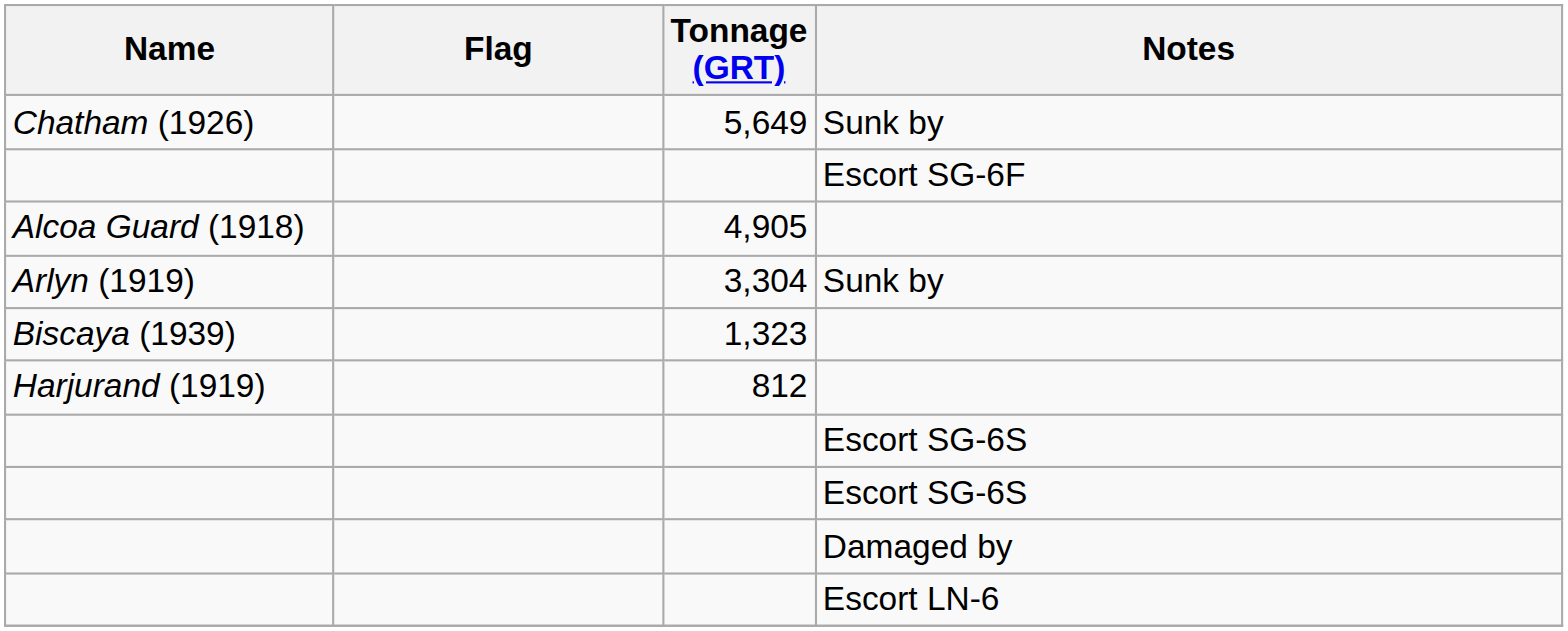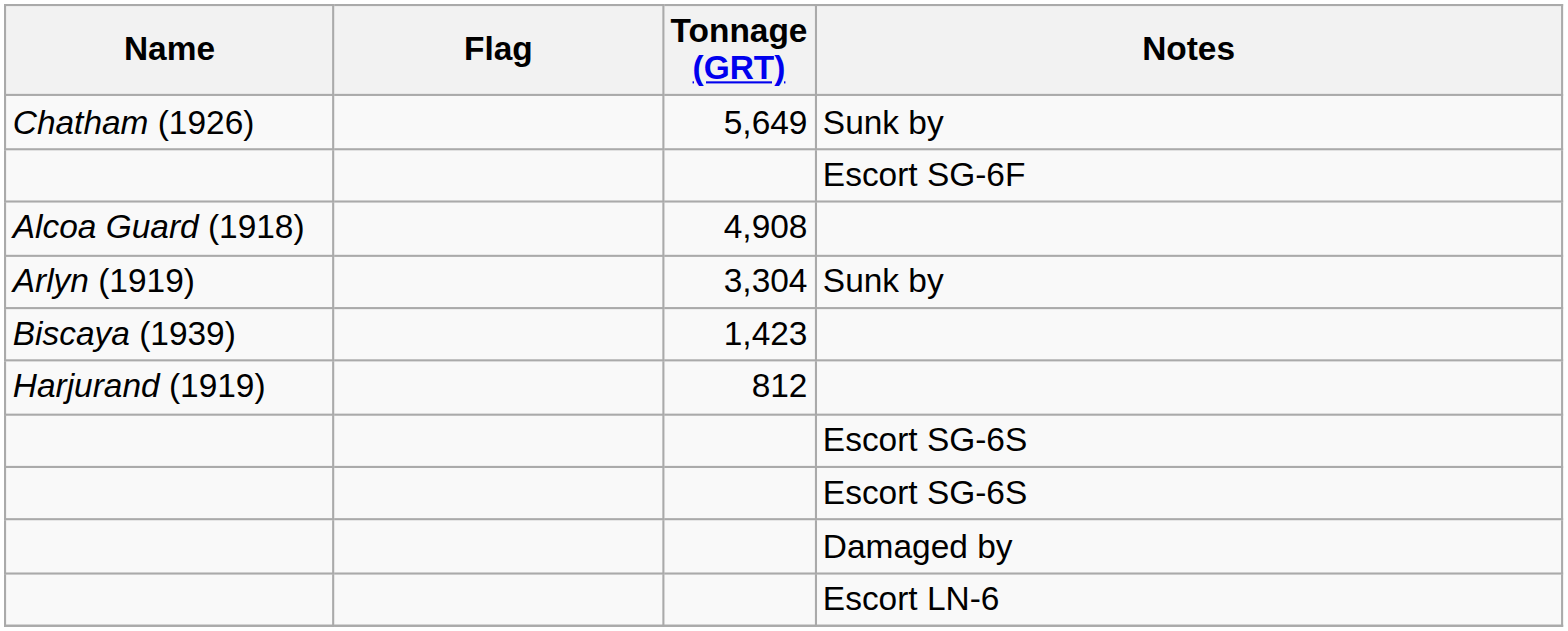(766, 227) 4,905 -> (766, 227) 4,908
(766, 333) 1,323 -> (766, 333) 1,423
